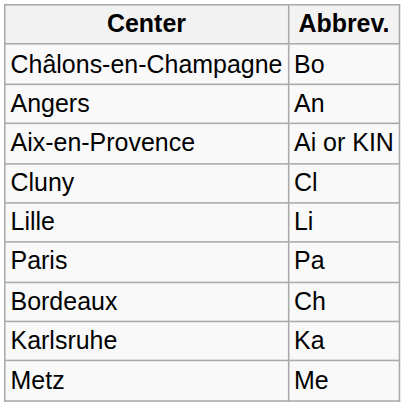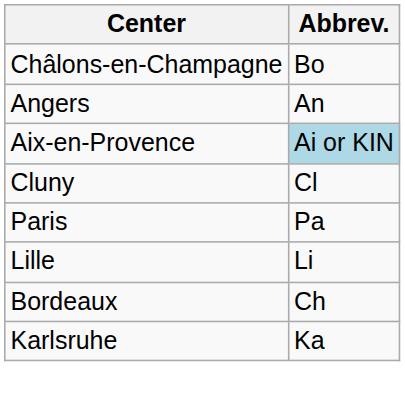(344, 143) no background -> (344, 143) lightblue background
rows swapped: (33, 222) <-> (39, 261)
- row: (38, 380)
